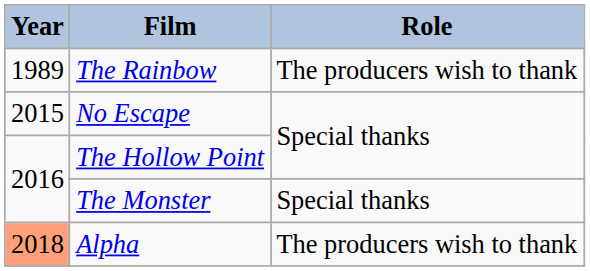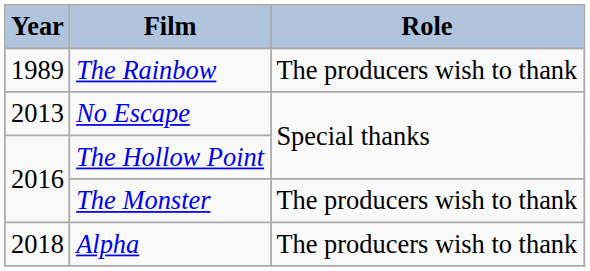(37, 113) 2015 -> (37, 113) 2013
(353, 200) Special thanks -> (427, 200) The producers wish to thank
(37, 244) lightsalmon background -> (37, 244) no background
